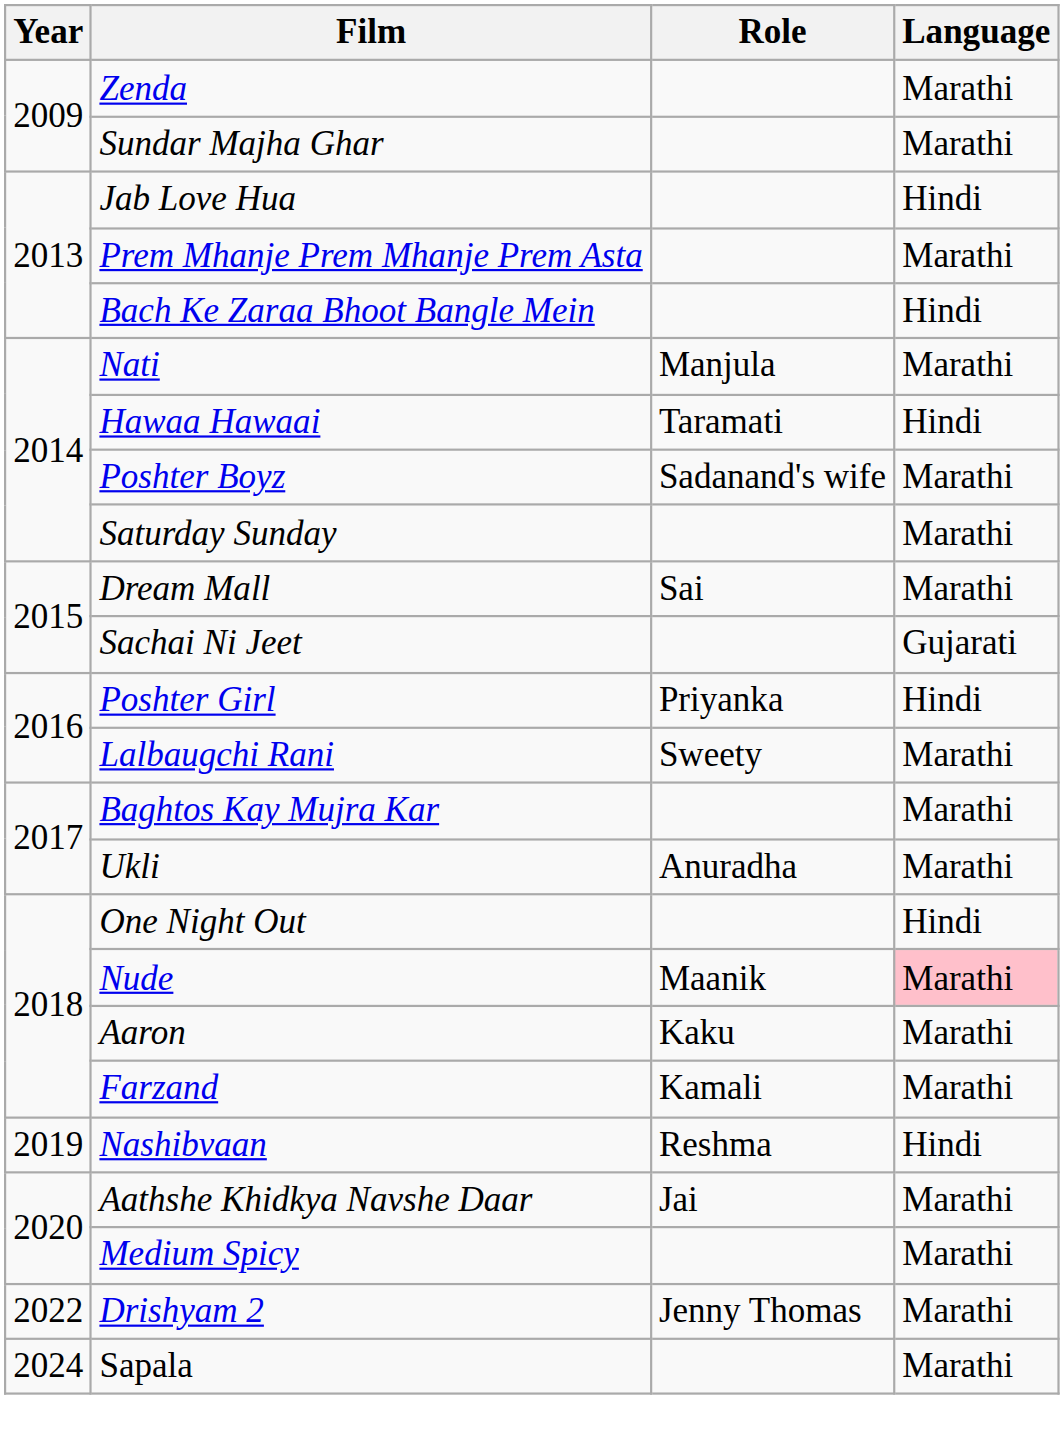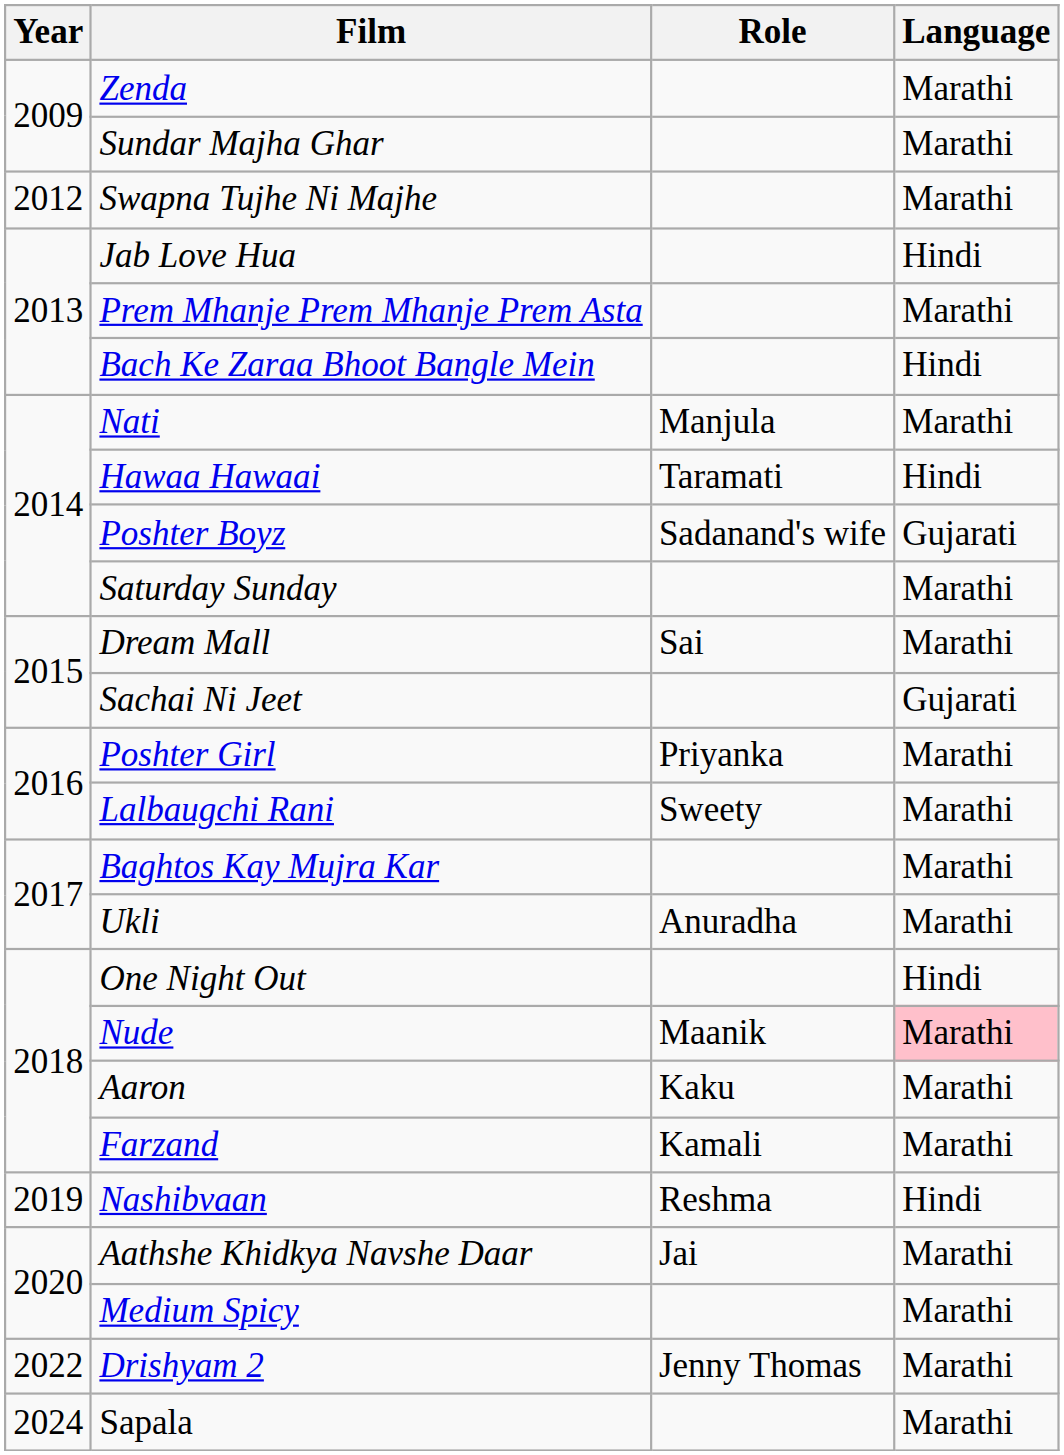+ row: (268, 198)
(958, 476) Marathi -> (960, 532) Gujarati
(942, 699) Hindi -> (958, 754) Marathi
